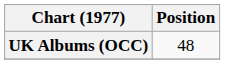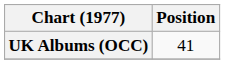(186, 45) 48 -> (186, 45) 41
